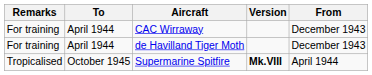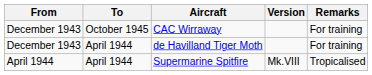columns swapped: (328, 12) <-> (35, 12)
(91, 29) April 1944 -> (117, 29) October 1945
(99, 62) October 1945 -> (109, 62) April 1944
(266, 62) bold -> (284, 62) normal
